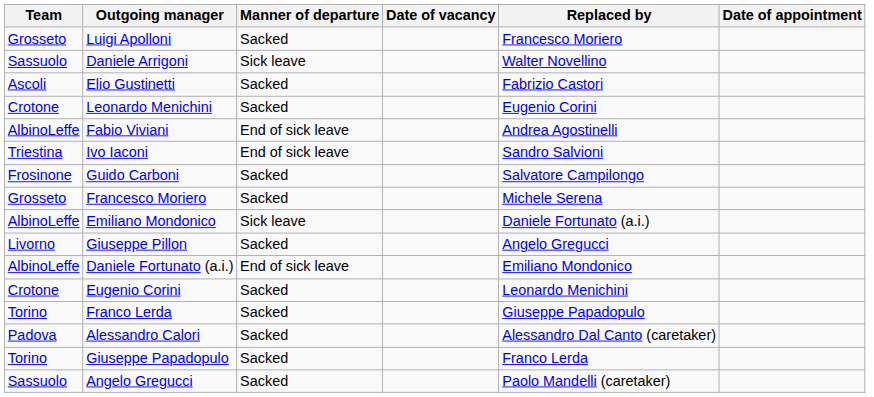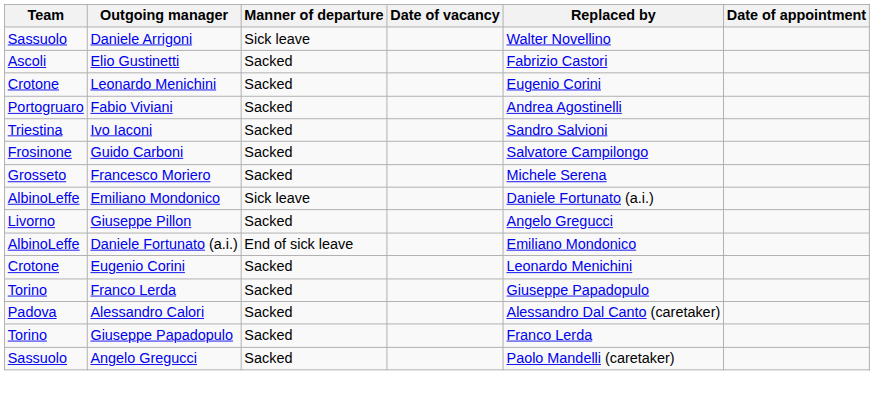- row: (129, 38)
(44, 130) AlbinoLeffe -> (46, 107) Portogruaro
(295, 130) End of sick leave -> (268, 107) Sacked
(295, 152) End of sick leave -> (268, 130) Sacked
